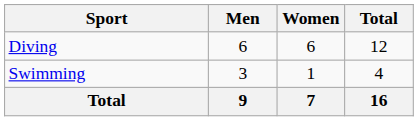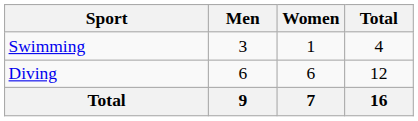rows swapped: (33, 45) <-> (47, 73)
